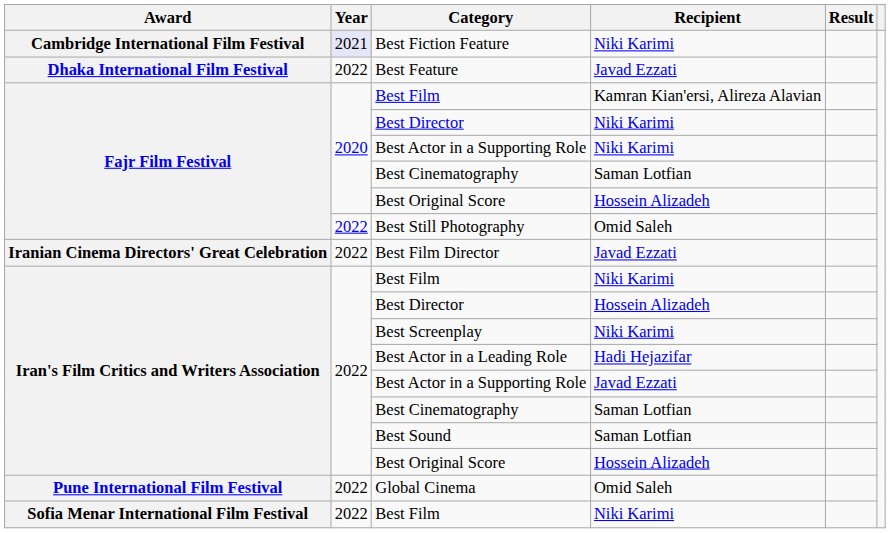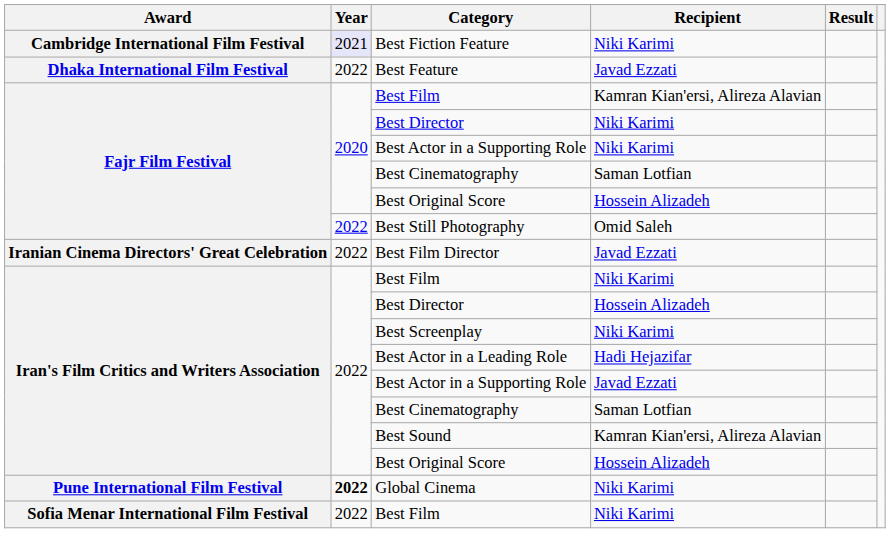(643, 435) Saman Lotfian -> (708, 435) Kamran Kian'ersi, Alireza Alavian
(351, 488) normal -> (351, 488) bold
(633, 488) Omid Saleh -> (634, 488) Niki Karimi
